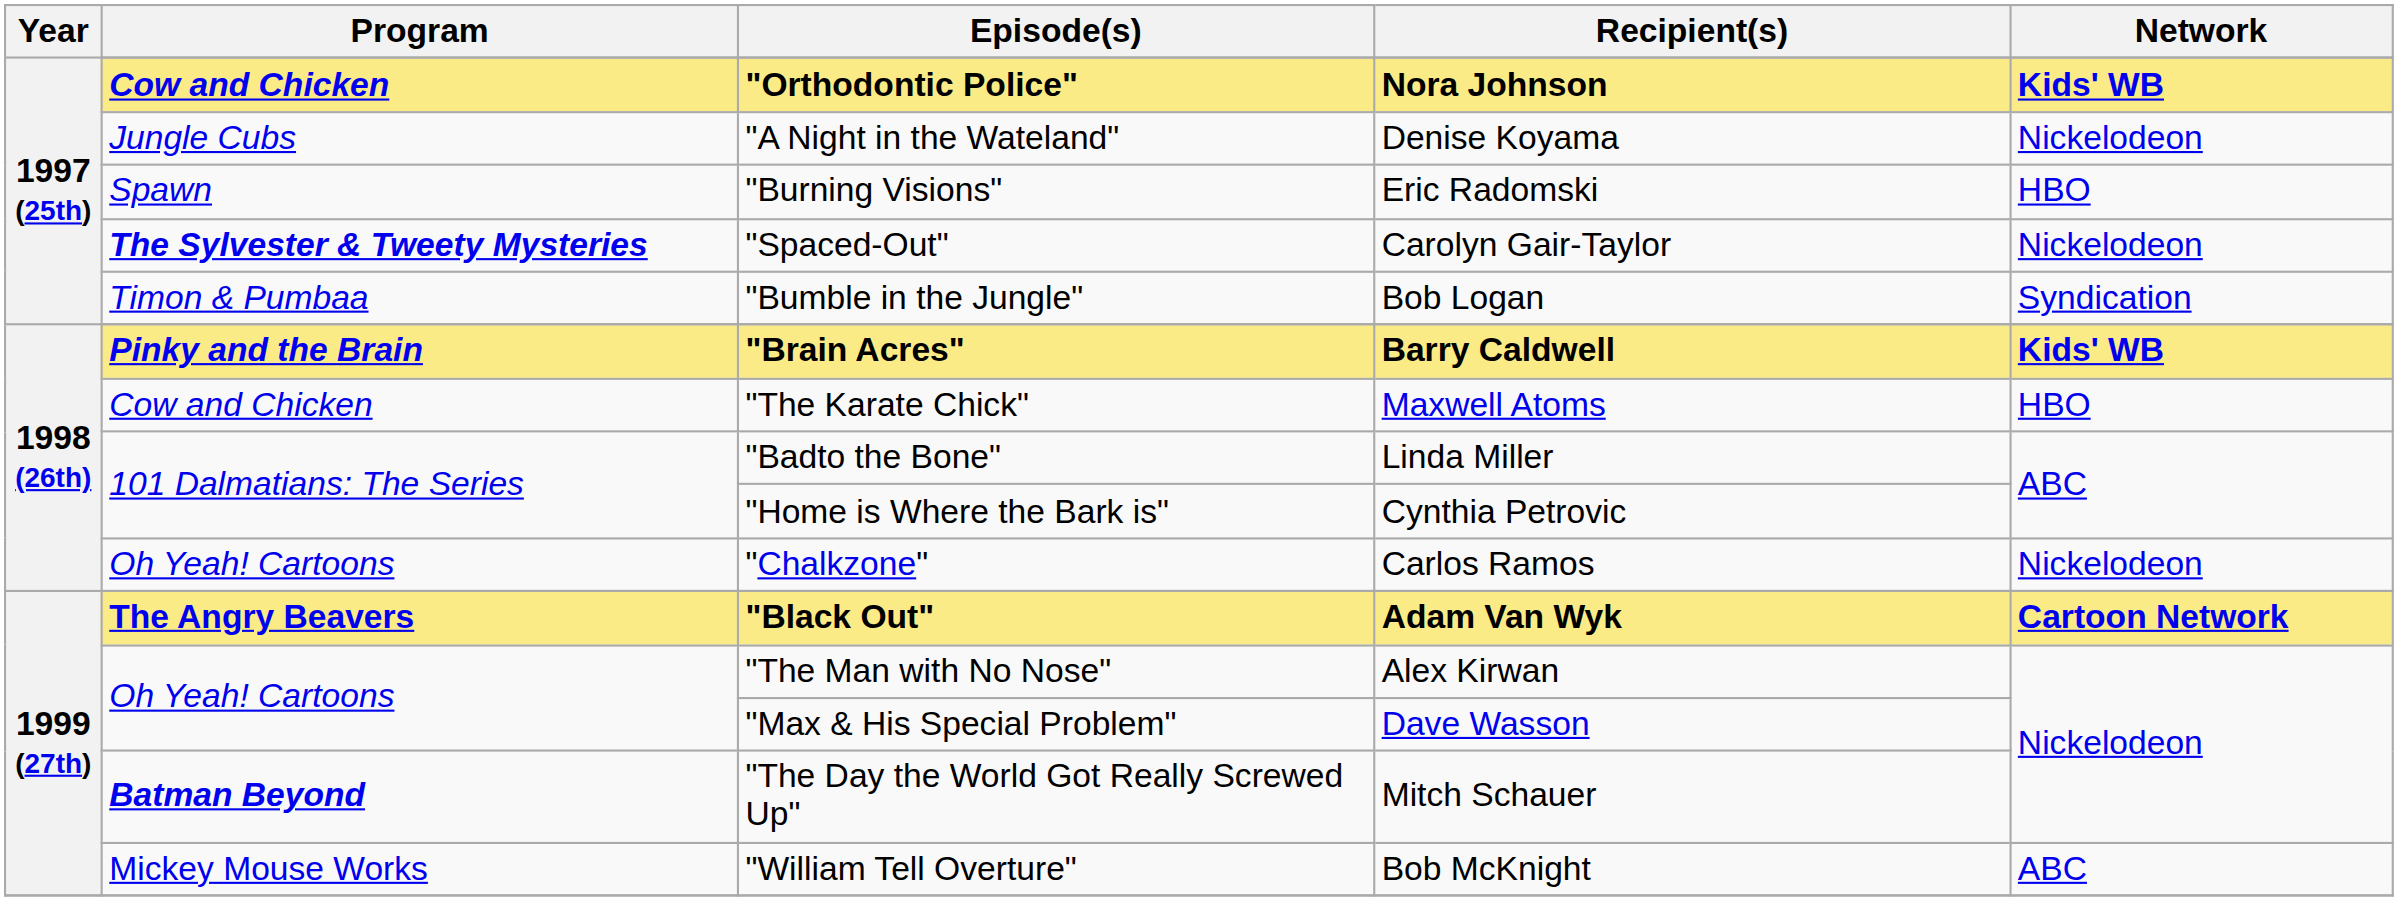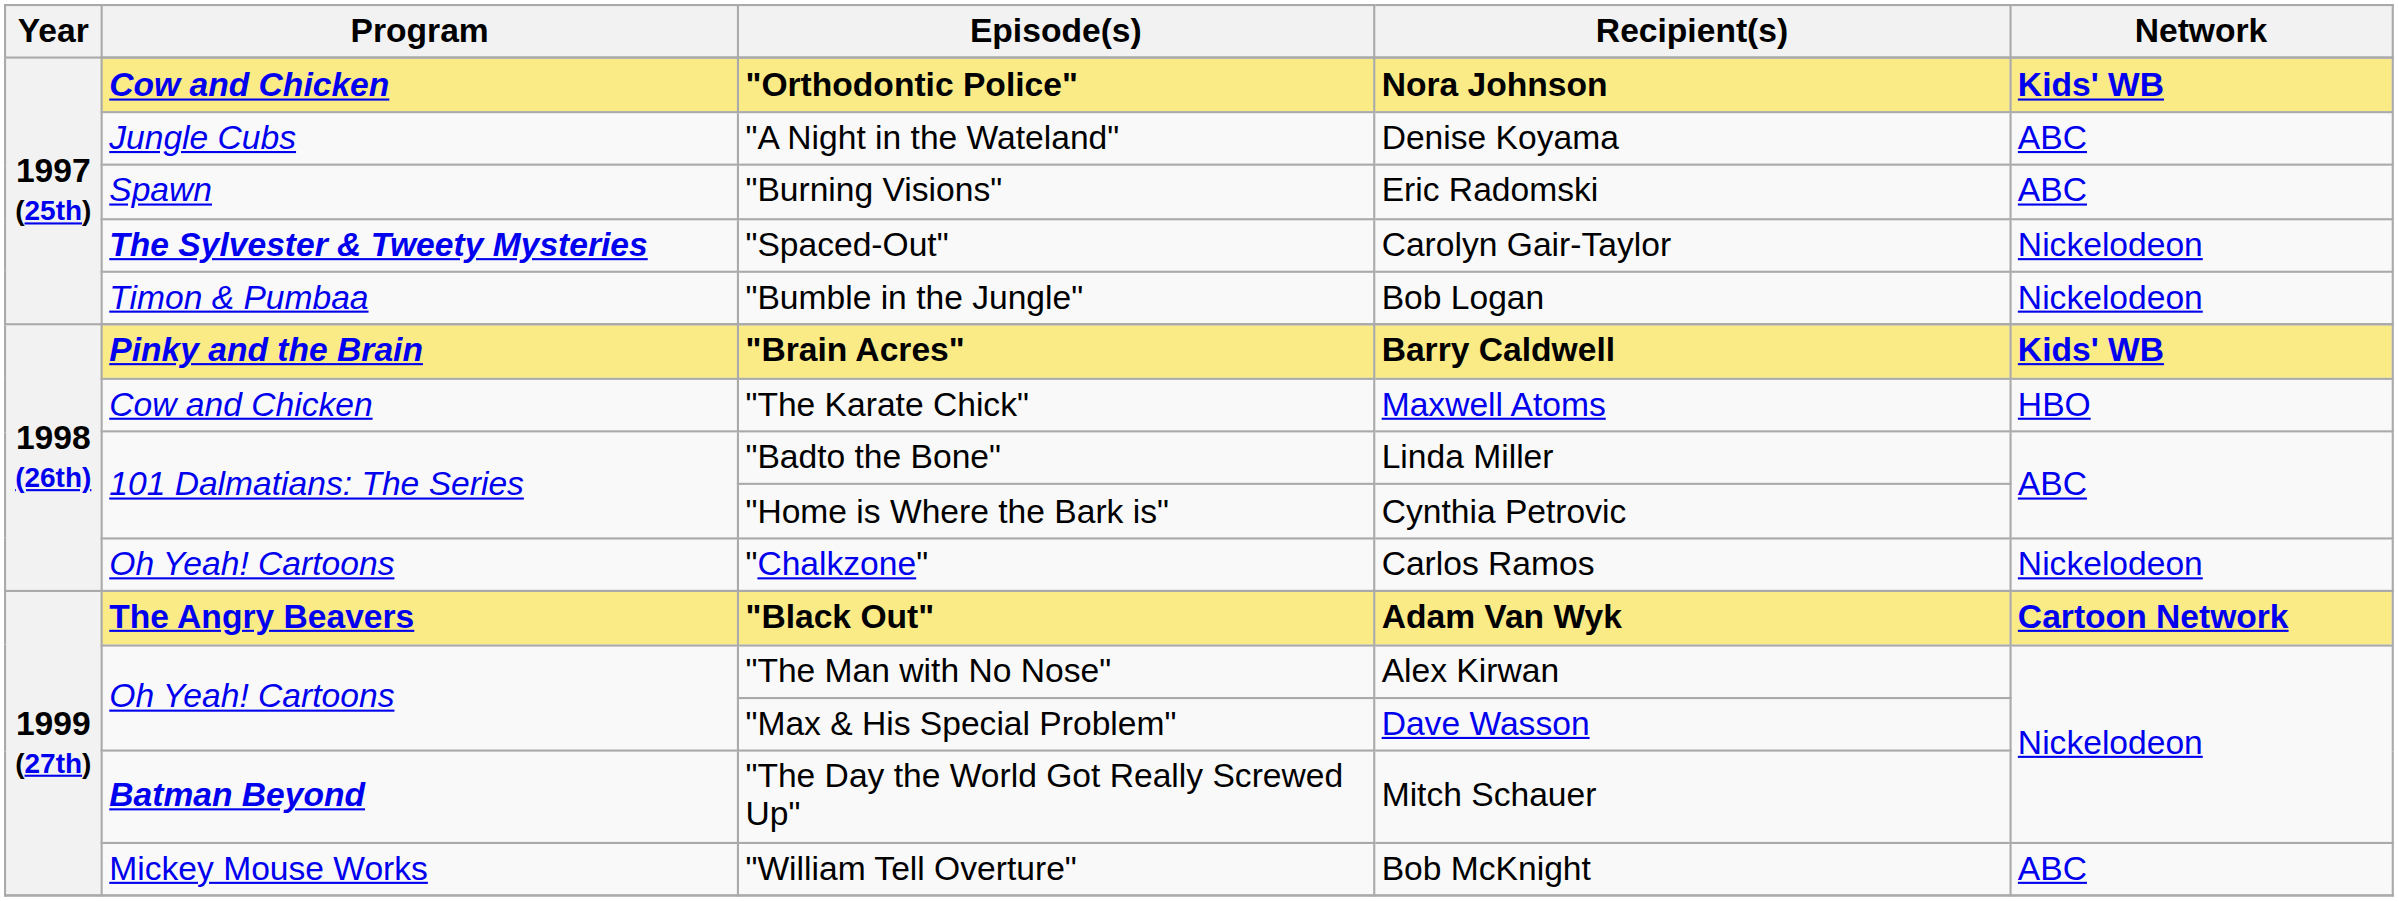(2110, 137) Nickelodeon -> (2052, 137) ABC
(2054, 191) HBO -> (2052, 191) ABC
(2105, 297) Syndication -> (2110, 297) Nickelodeon
